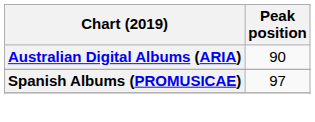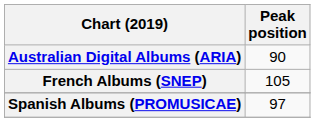+ row: (125, 81)
